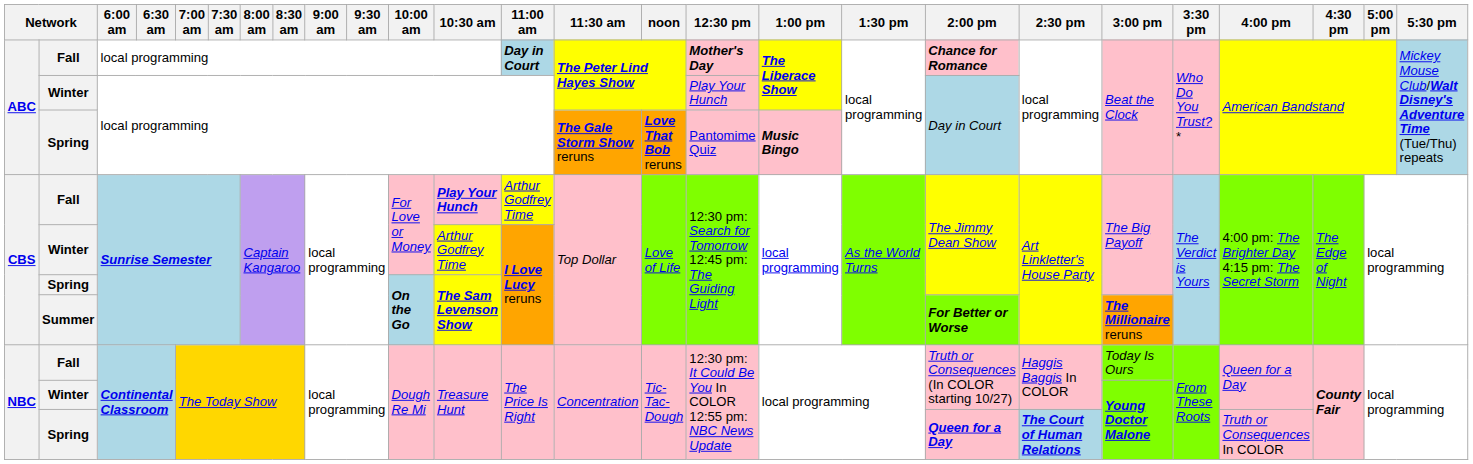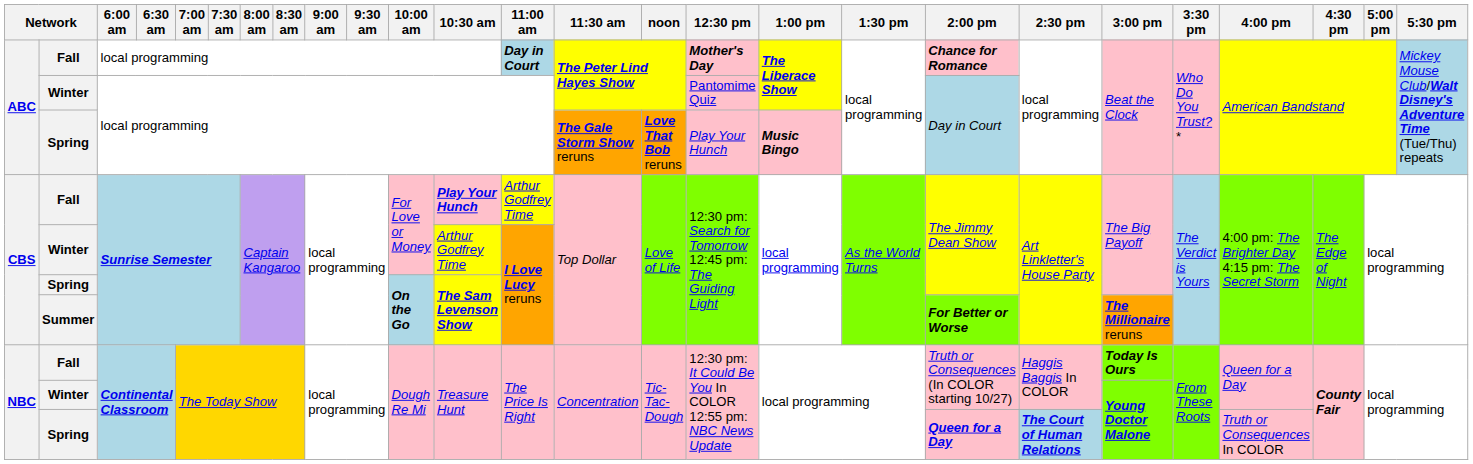(717, 93) Play Your Hunch -> (722, 93) Pantomime Quiz
(722, 143) Pantomime Quiz -> (717, 143) Play Your Hunch
(1130, 363) normal -> (1131, 363) bold
